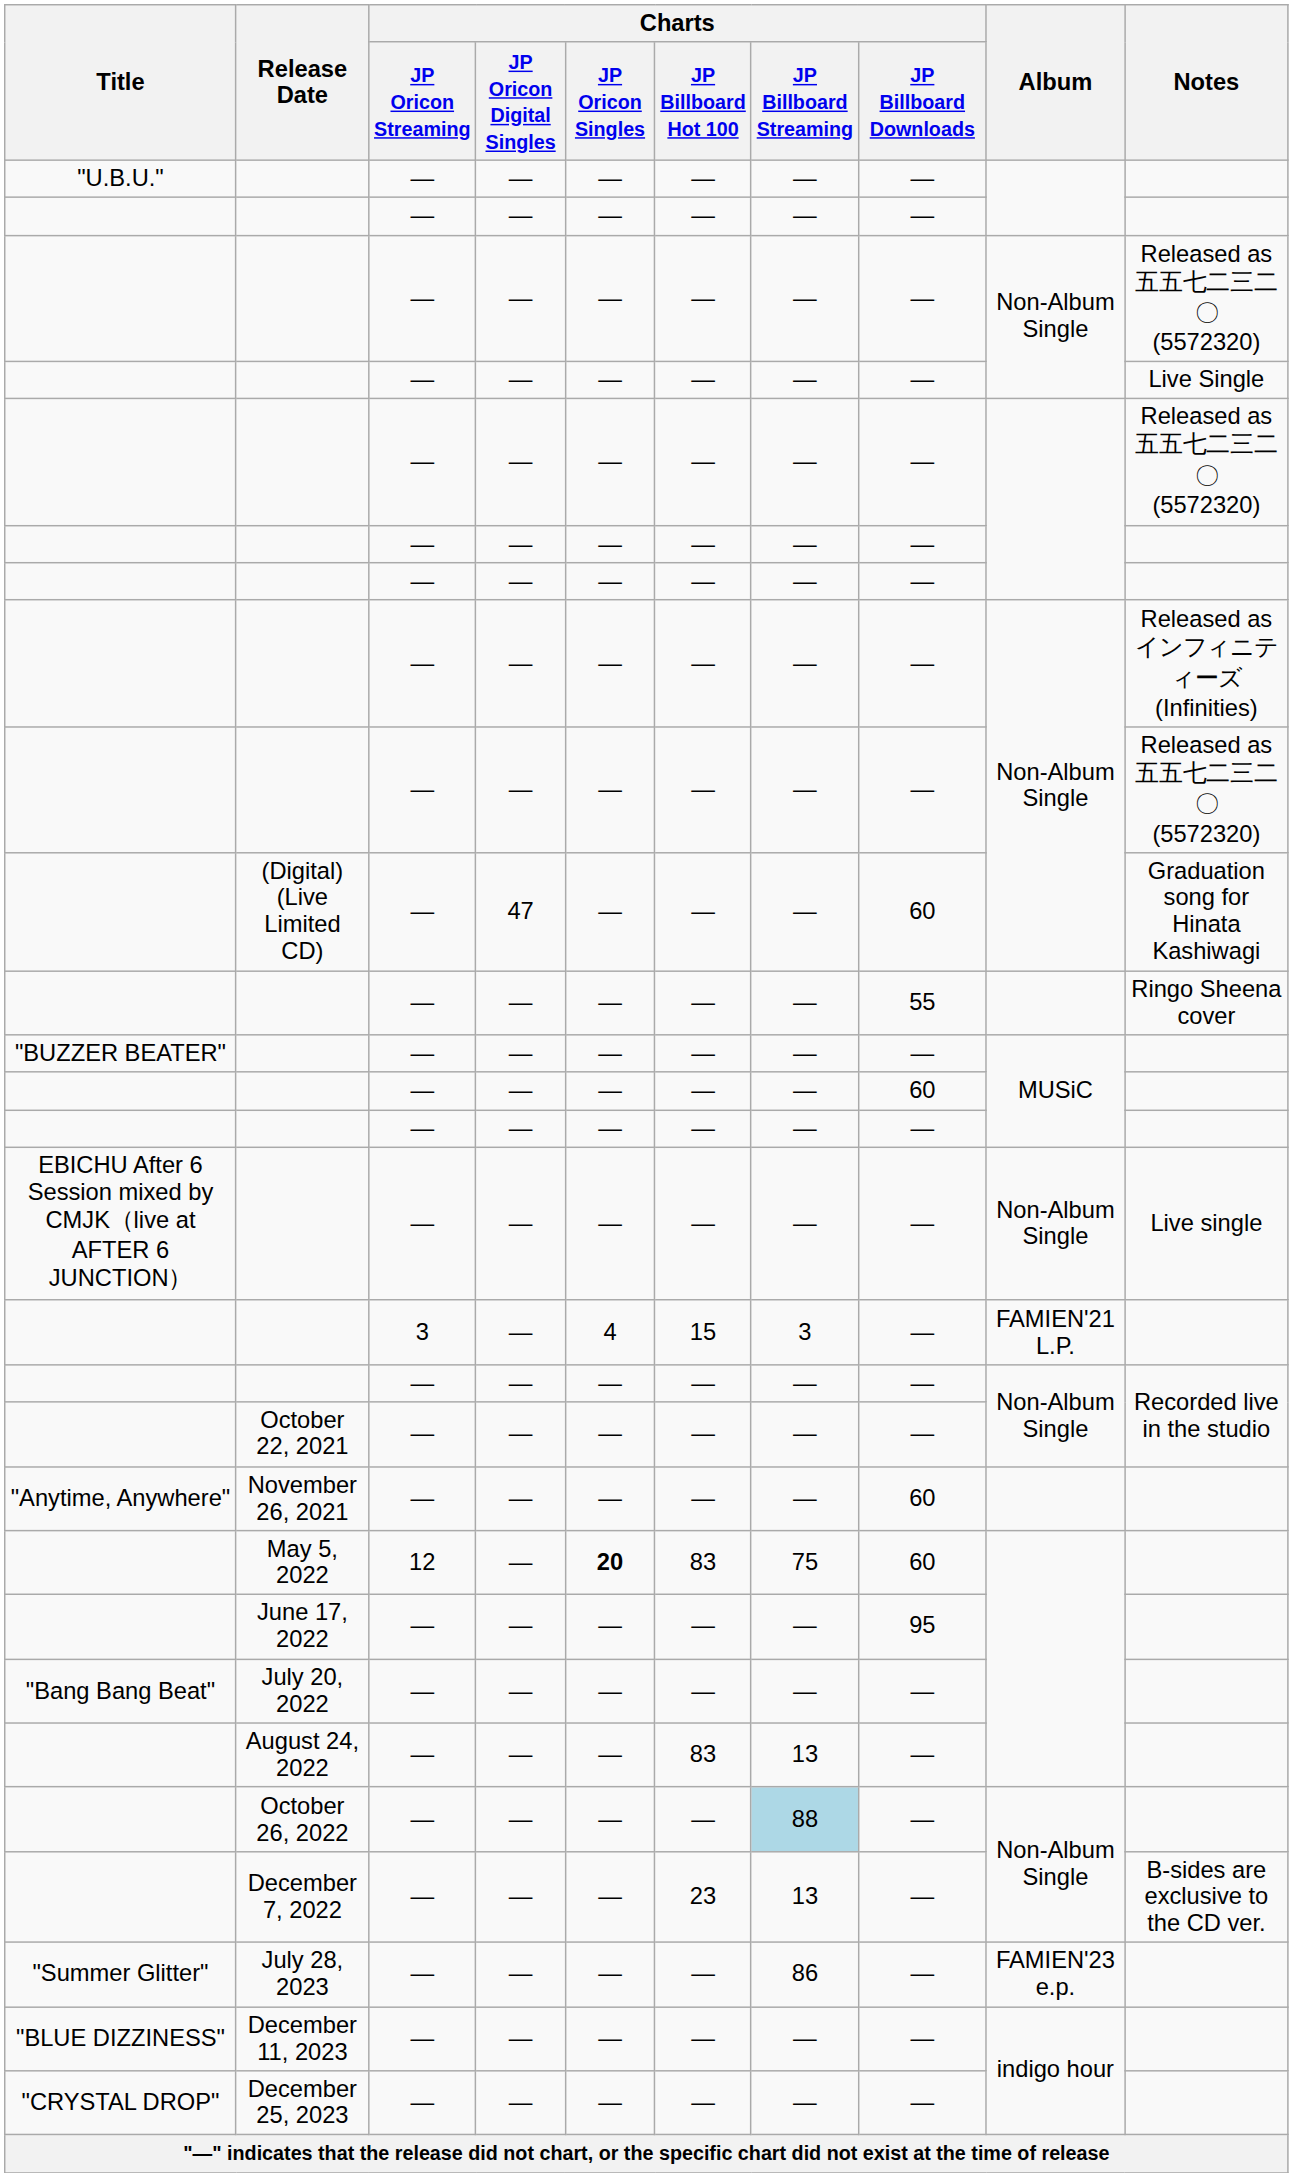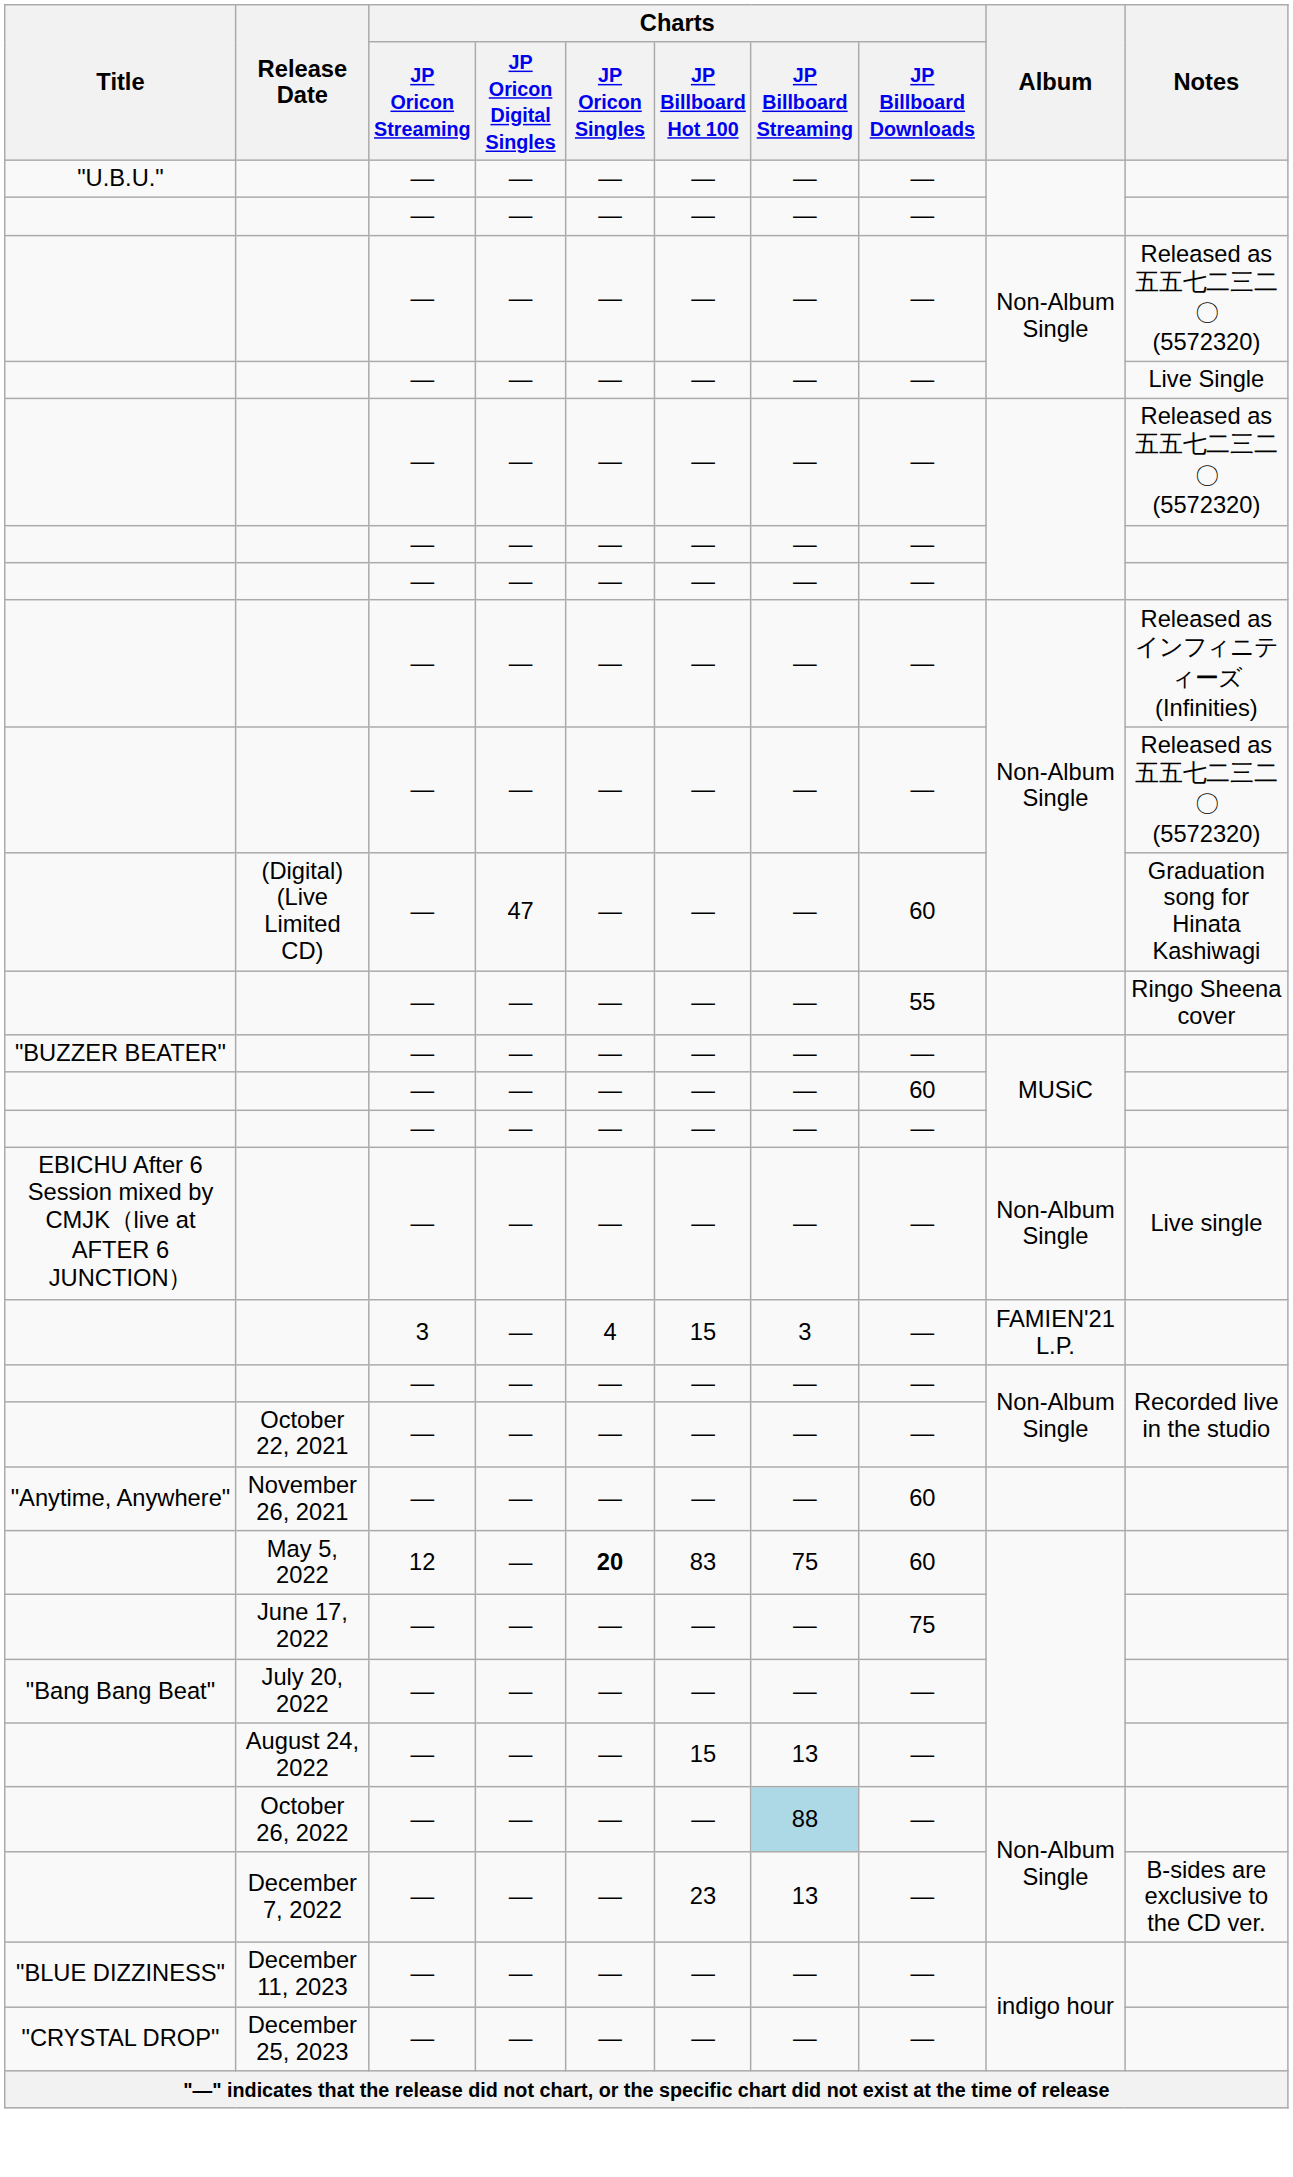(922, 1626) 95 -> (922, 1626) 75
(703, 1754) 83 -> (703, 1754) 15
- row: (120, 1974)
